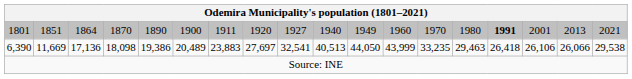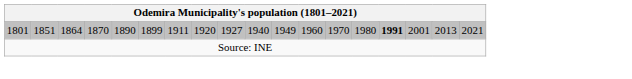(191, 30) 1900 -> (152, 30) 1899
- row: (19, 47)
